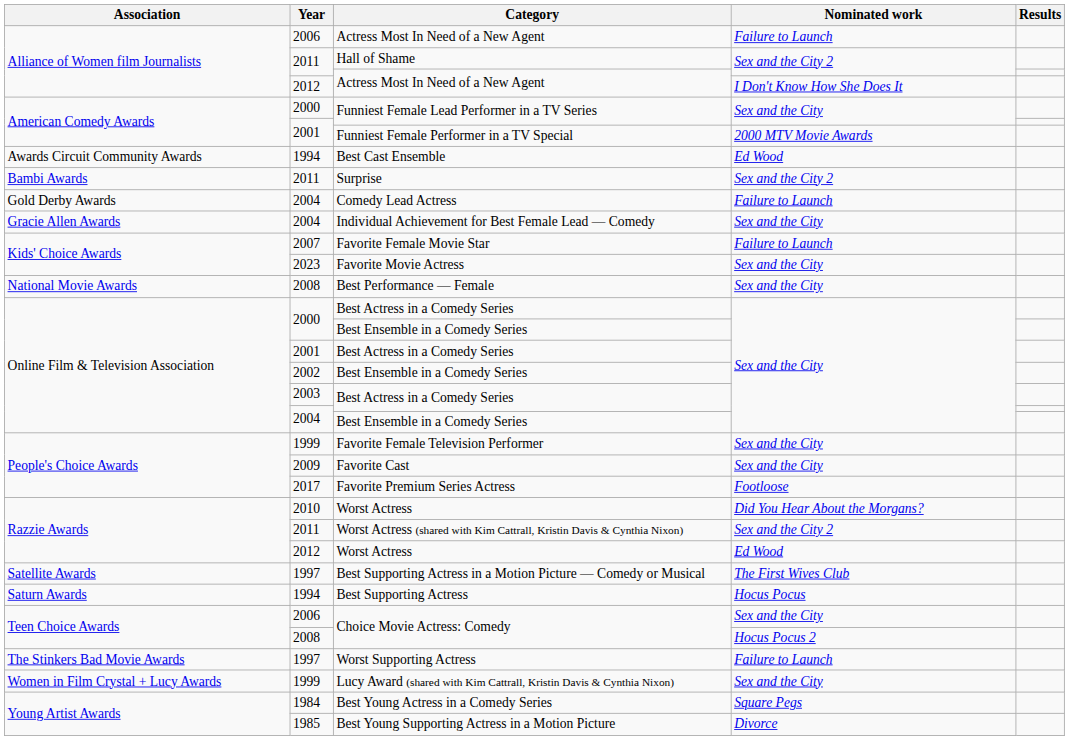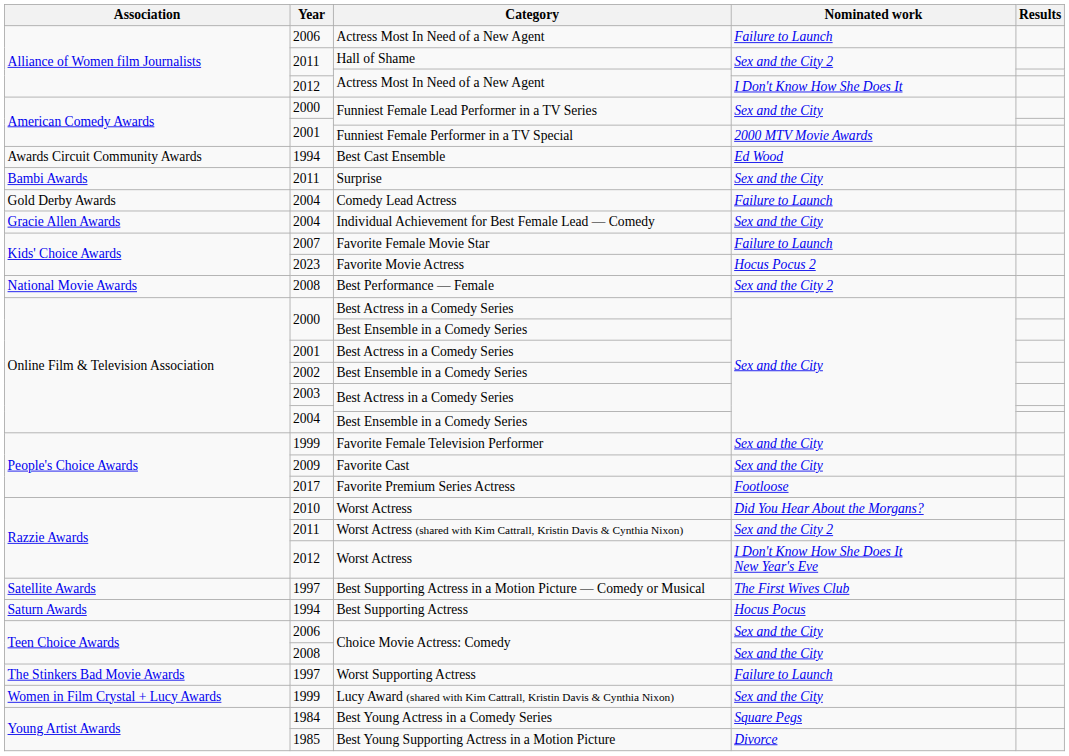(784, 178) Sex and the City 2 -> (779, 178) Sex and the City
(779, 265) Sex and the City -> (775, 265) Hocus Pocus 2
(779, 286) Sex and the City -> (784, 286) Sex and the City 2
(759, 551) Ed Wood -> (818, 559) I Don't Know How She Does It New Year's Eve
(775, 638) Hocus Pocus 2 -> (779, 653) Sex and the City
